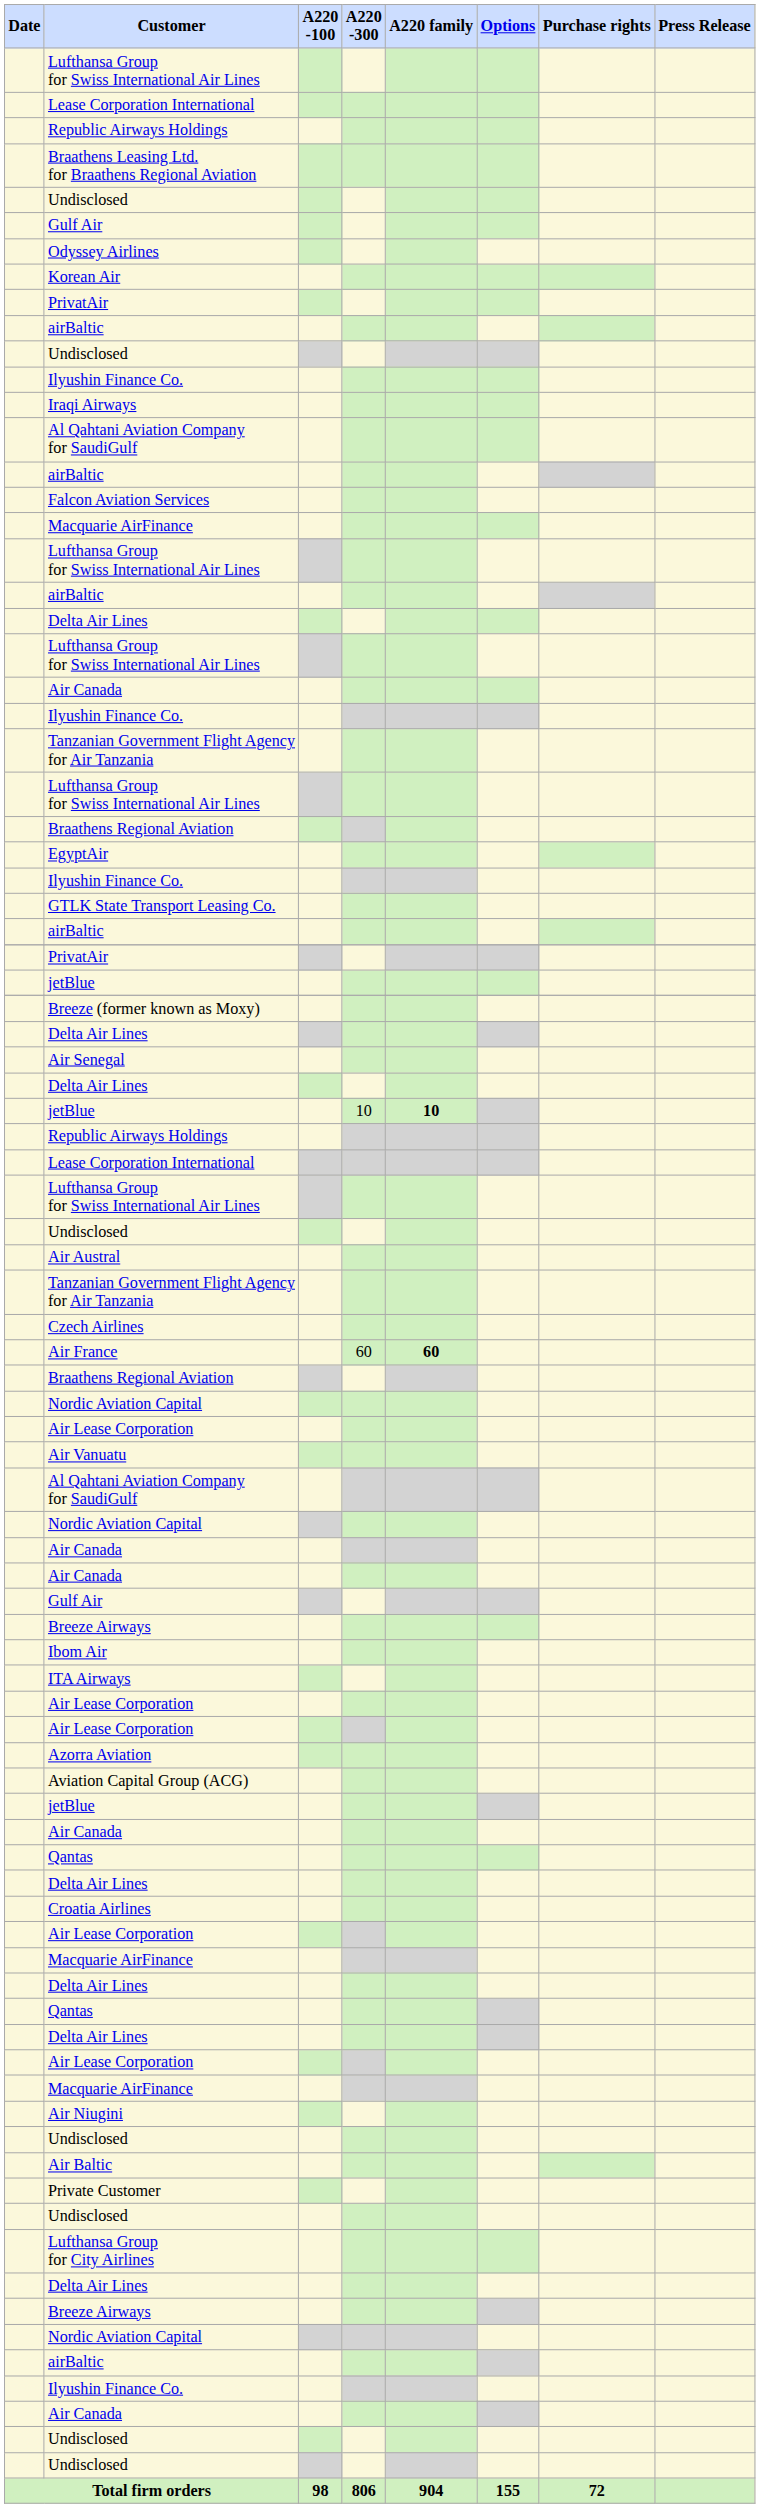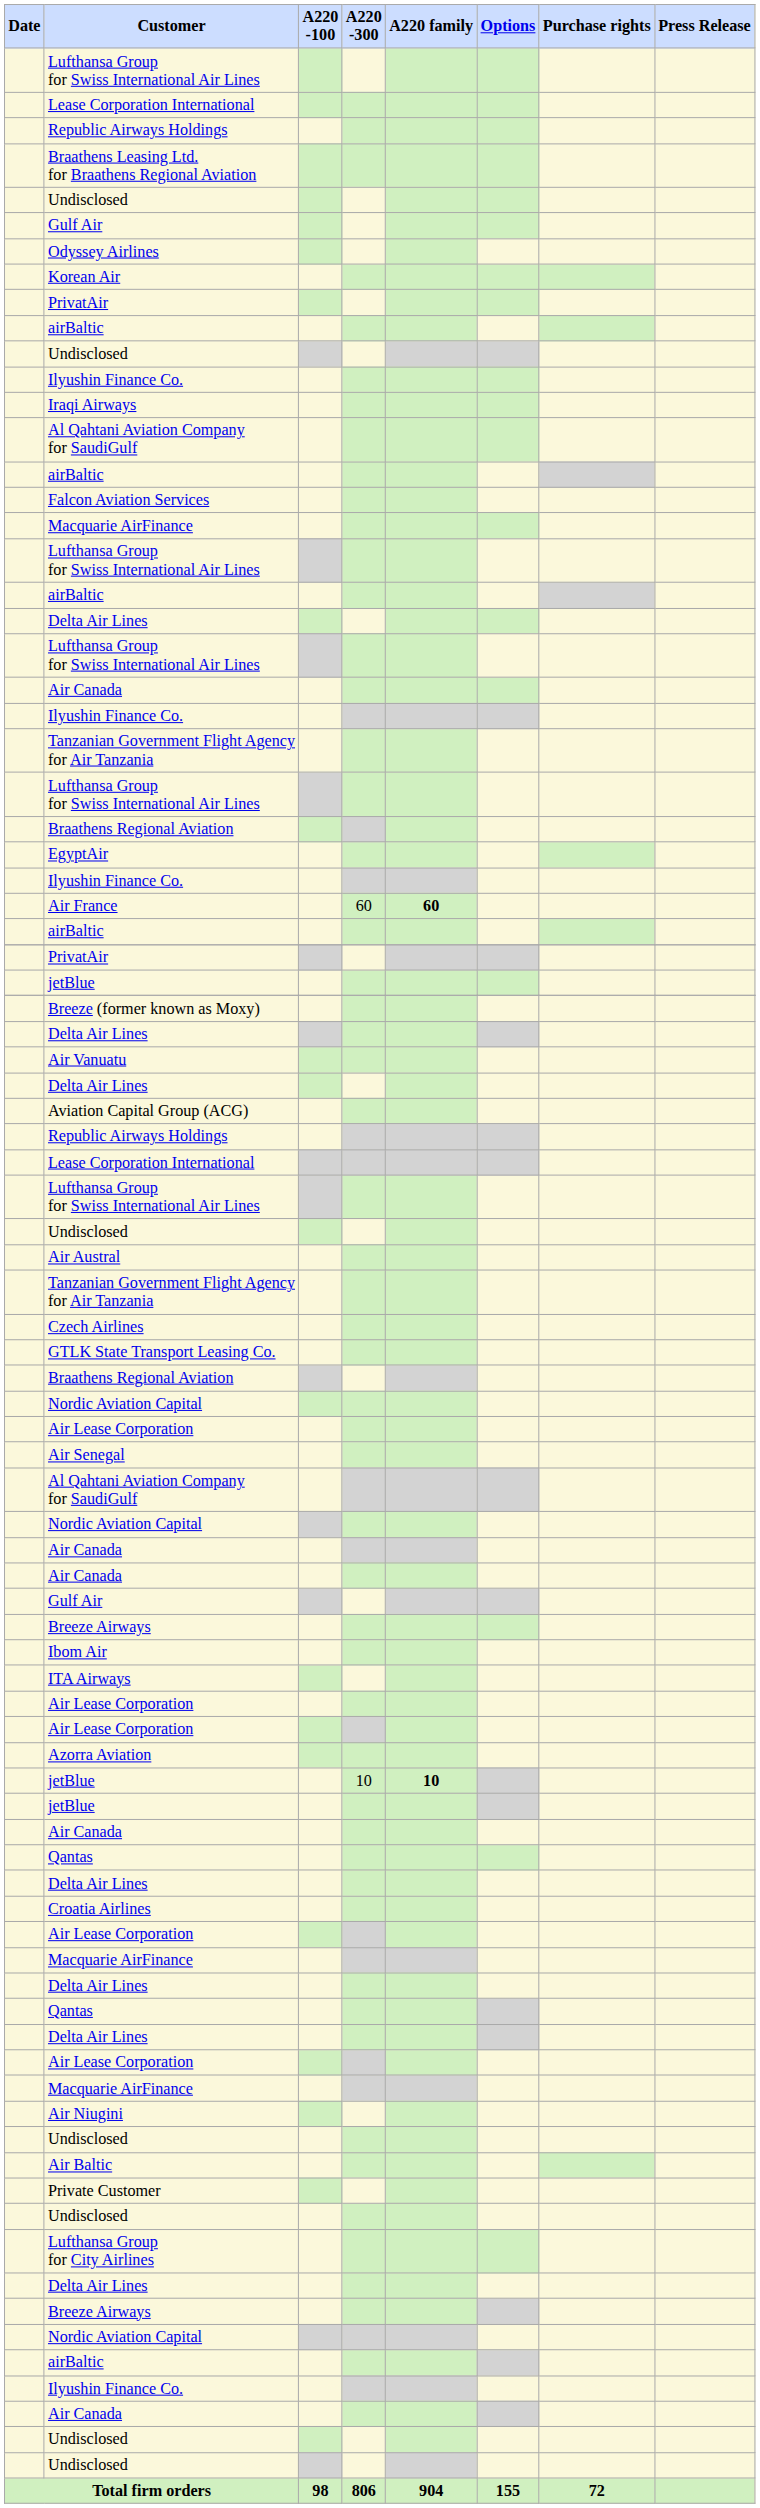rows swapped: (162, 905) <-> (83, 1352)
rows swapped: (87, 1454) <-> (86, 1059)
rows swapped: (71, 1111) <-> (148, 1780)
